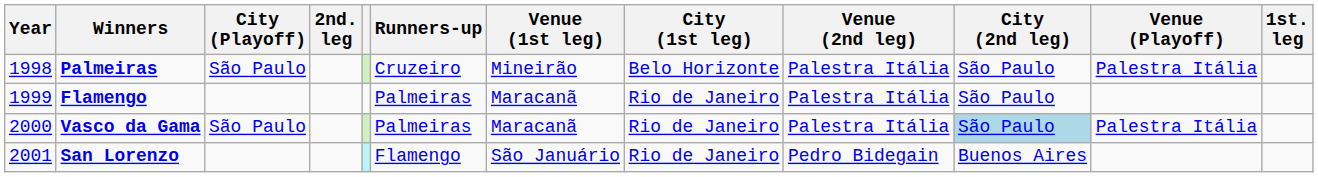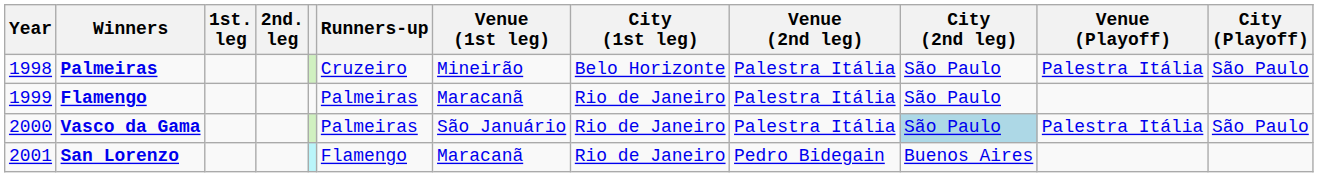columns swapped: (1287, 30) <-> (258, 30)
(534, 128) Maracanã -> (502, 128) São Januário
(555, 157) São Januário -> (480, 157) Maracanã
